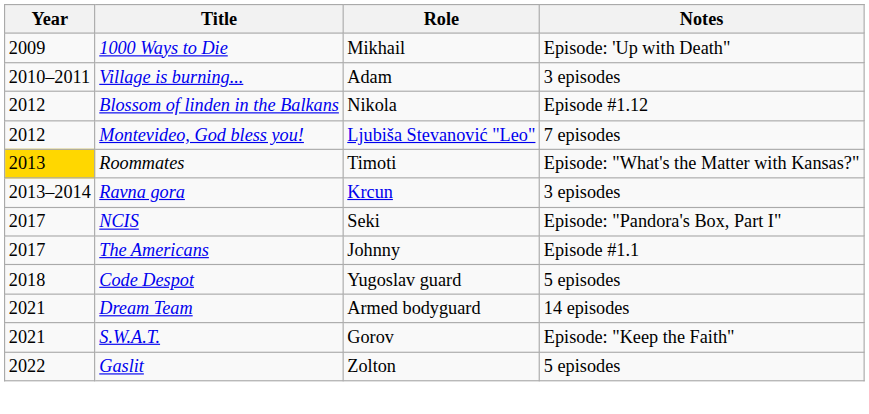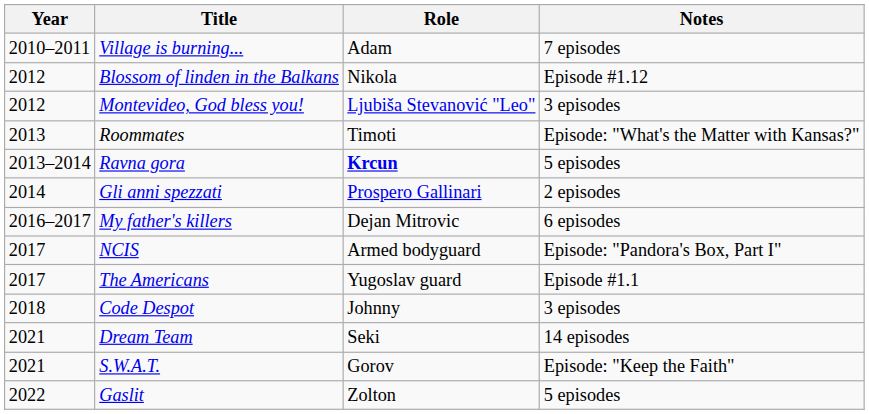- row: (164, 47)
(582, 76) 3 episodes -> (582, 47) 7 episodes
(582, 134) 7 episodes -> (582, 105) 3 episodes
(27, 163) gold background -> (27, 134) no background
(370, 192) normal -> (372, 163) bold
(582, 192) 3 episodes -> (582, 163) 5 episodes
+ row: (161, 192)
+ row: (166, 221)
(364, 221) Seki -> (414, 250) Armed bodyguard
(374, 250) Johnny -> (404, 279) Yugoslav guard
(404, 279) Yugoslav guard -> (374, 308) Johnny
(582, 279) 5 episodes -> (582, 308) 3 episodes
(414, 308) Armed bodyguard -> (364, 337) Seki
